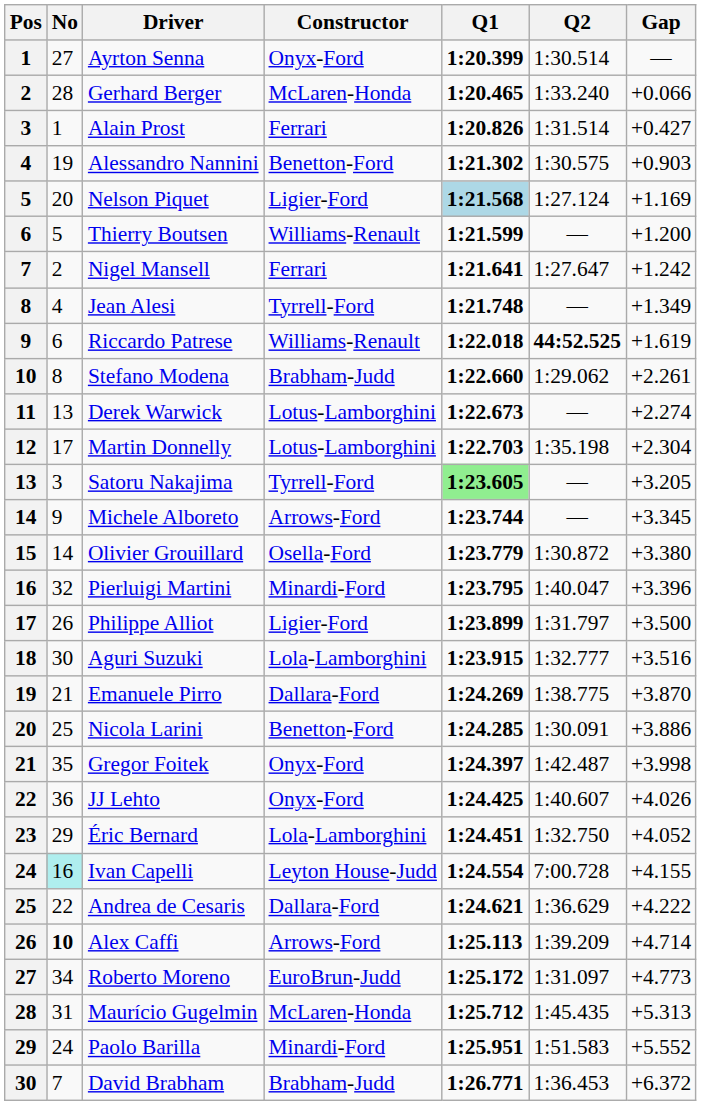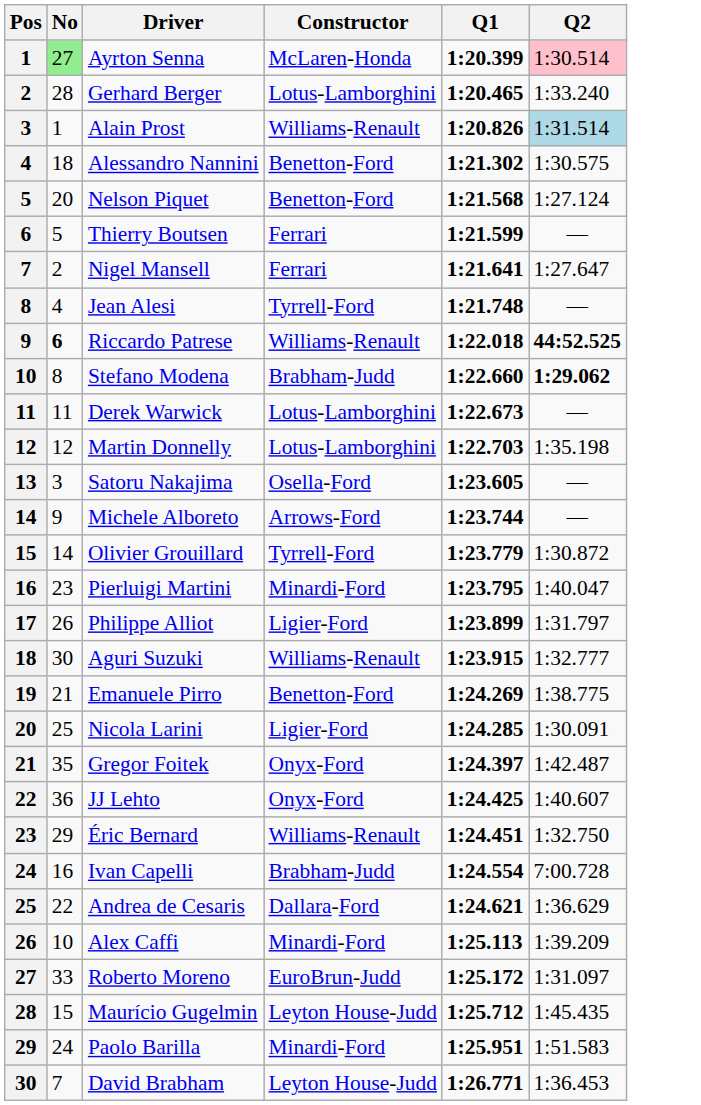- column: (661, 22)
(62, 57) no background -> (62, 57) lightgreen background
(316, 57) Onyx-Ford -> (340, 57) McLaren-Honda
(571, 57) no background -> (571, 57) pink background
(340, 93) McLaren-Honda -> (352, 93) Lotus-Lamborghini
(298, 128) Ferrari -> (344, 128) Williams-Renault
(571, 128) no background -> (571, 128) lightblue background
(62, 163) 19 -> (62, 163) 18
(318, 199) Ligier-Ford -> (331, 199) Benetton-Ford
(485, 199) lightblue background -> (485, 199) no background
(344, 234) Williams-Renault -> (298, 234) Ferrari
(57, 340) normal -> (57, 340) bold
(571, 375) normal -> (572, 375) bold
(62, 411) 13 -> (62, 411) 11
(62, 446) 17 -> (62, 446) 12
(321, 481) Tyrrell-Ford -> (320, 481) Osella-Ford
(485, 481) lightgreen background -> (485, 481) no background
(320, 552) Osella-Ford -> (321, 552) Tyrrell-Ford
(62, 587) 32 -> (62, 587) 23
(347, 658) Lola-Lamborghini -> (344, 658) Williams-Renault
(324, 693) Dallara-Ford -> (331, 693) Benetton-Ford
(331, 729) Benetton-Ford -> (318, 729) Ligier-Ford
(347, 835) Lola-Lamborghini -> (344, 835) Williams-Renault
(62, 870) paleturquoise background -> (62, 870) no background
(353, 870) Leyton House-Judd -> (332, 870) Brabham-Judd
(62, 941) bold -> (62, 941) normal
(324, 941) Arrows-Ford -> (327, 941) Minardi-Ford
(62, 976) 34 -> (62, 976) 33
(62, 1011) 31 -> (62, 1011) 15
(340, 1011) McLaren-Honda -> (353, 1011) Leyton House-Judd
(332, 1082) Brabham-Judd -> (353, 1082) Leyton House-Judd
